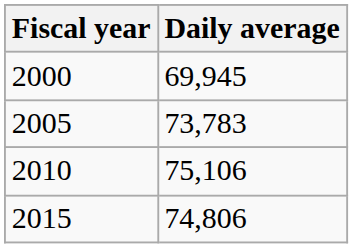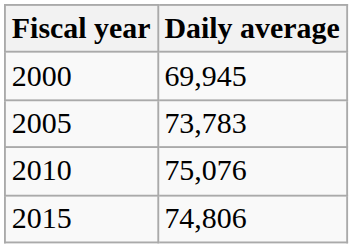(206, 170) 75,106 -> (206, 170) 75,076
